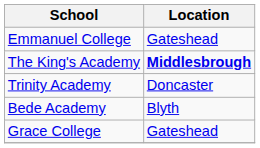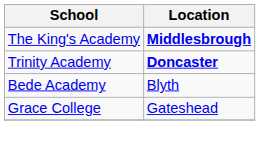- row: (69, 39)
(180, 85) normal -> (182, 62) bold
